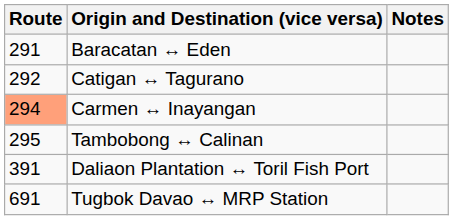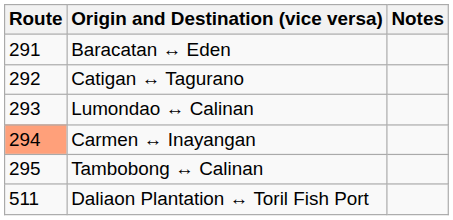+ row: (162, 109)
(25, 169) 391 -> (24, 199) 511
- row: (200, 199)
